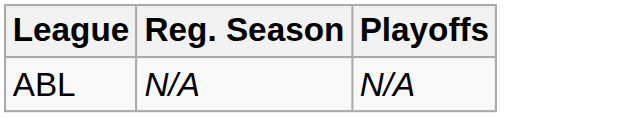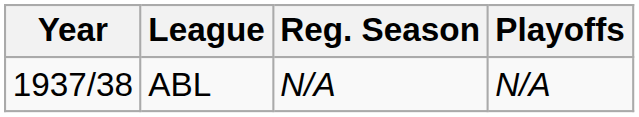+ column: (73, 30)
